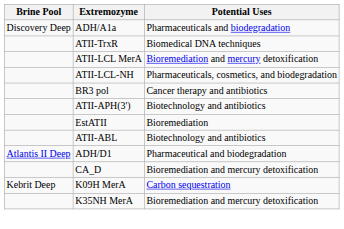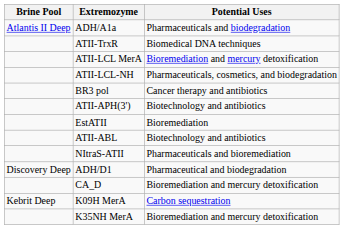(39, 28) Discovery Deep -> (39, 28) Atlantis II Deep
+ row: (100, 153)
(39, 153) Atlantis II Deep -> (39, 169) Discovery Deep
